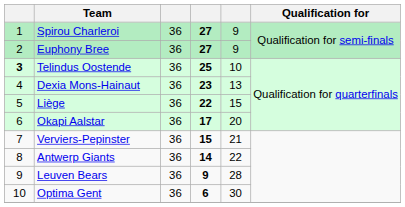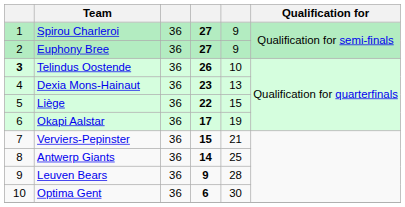(206, 67) 25 -> (206, 67) 26
(236, 121) 20 -> (236, 121) 19
(236, 157) 22 -> (236, 157) 25
